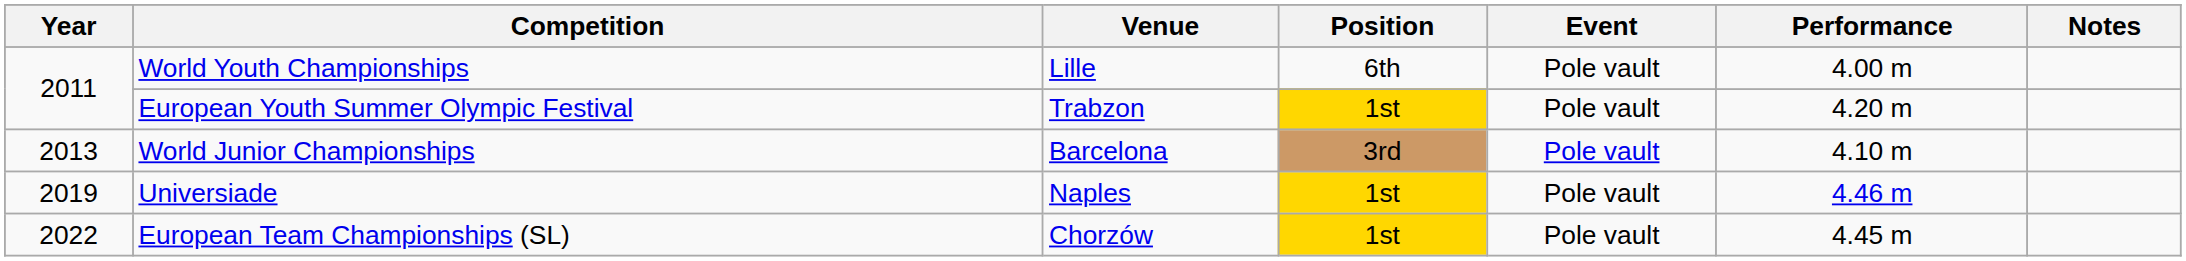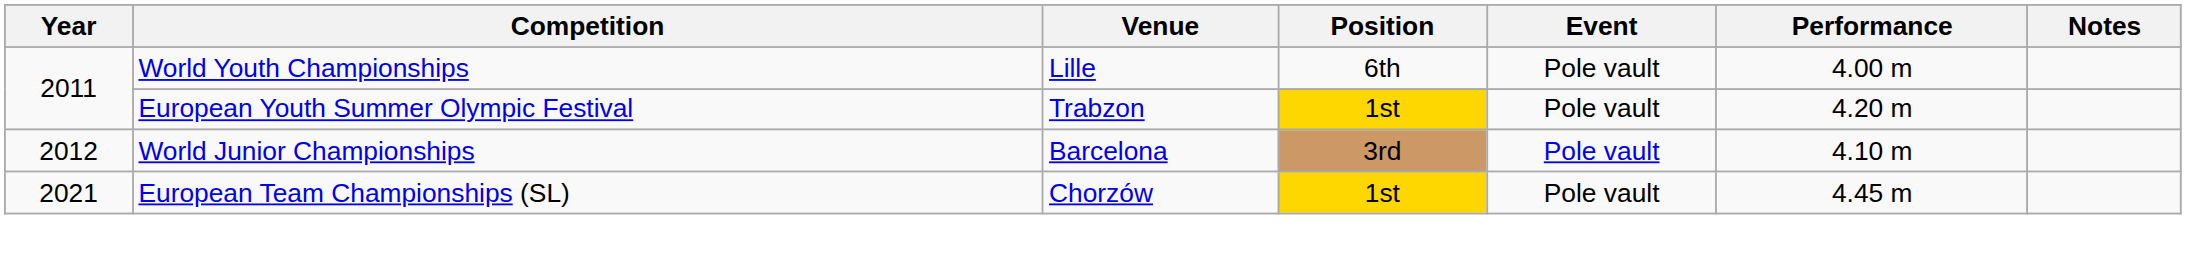(69, 151) 2013 -> (69, 151) 2012
- row: (208, 193)
(69, 234) 2022 -> (69, 193) 2021
